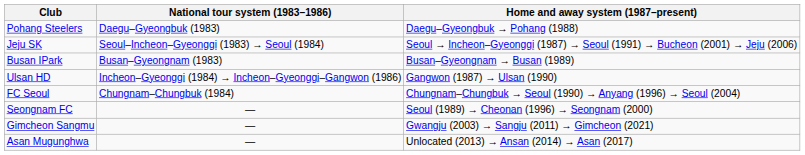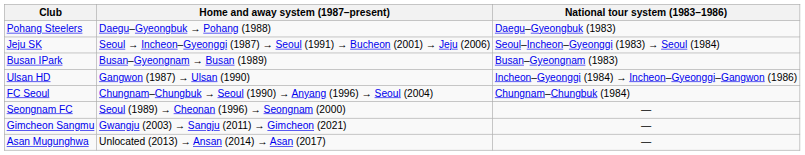columns swapped: (250, 12) <-> (602, 12)
